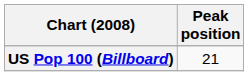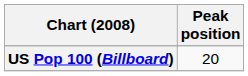(211, 58) 21 -> (211, 58) 20
